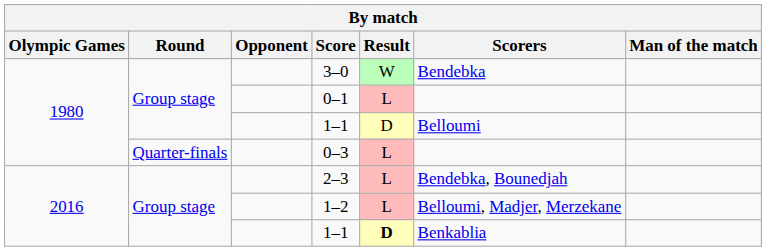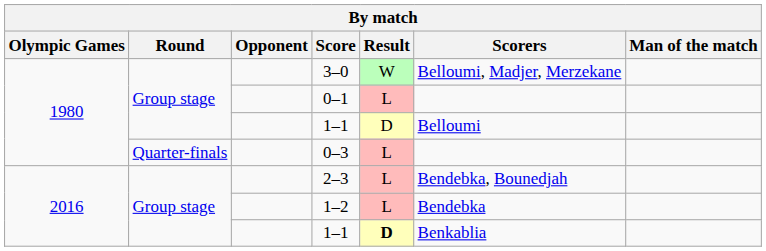(452, 71) Bendebka -> (519, 71) Belloumi, Madjer, Merzekane
(519, 206) Belloumi, Madjer, Merzekane -> (452, 206) Bendebka
